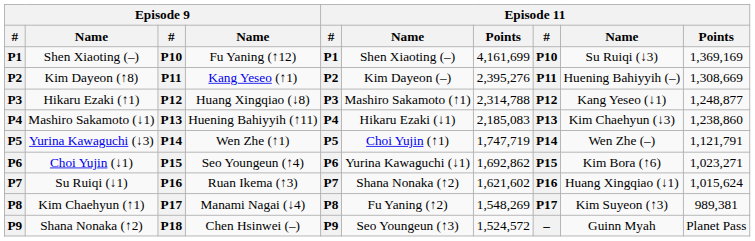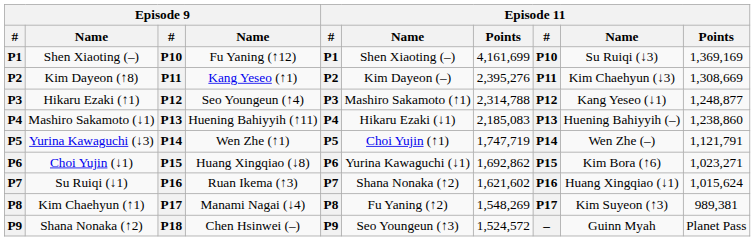(622, 78) Huening Bahiyyih (–) -> (622, 78) Kim Chaehyun (↓3)
(253, 99) Huang Xingqiao (↓8) -> (253, 99) Seo Youngeun (↑4)
(622, 120) Kim Chaehyun (↓3) -> (622, 120) Huening Bahiyyih (–)
(253, 162) Seo Youngeun (↑4) -> (253, 162) Huang Xingqiao (↓8)
